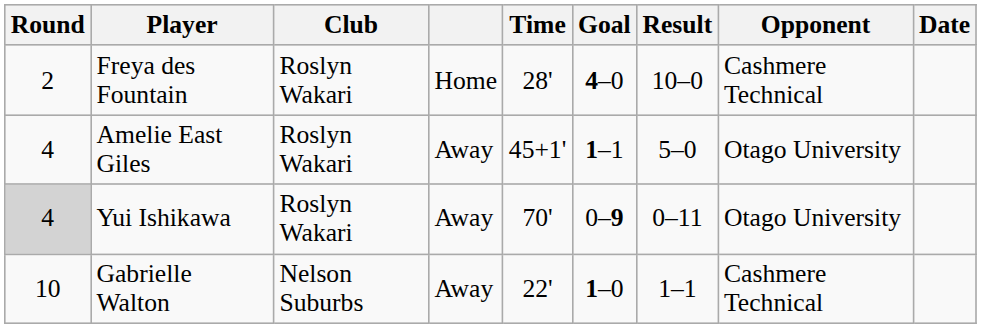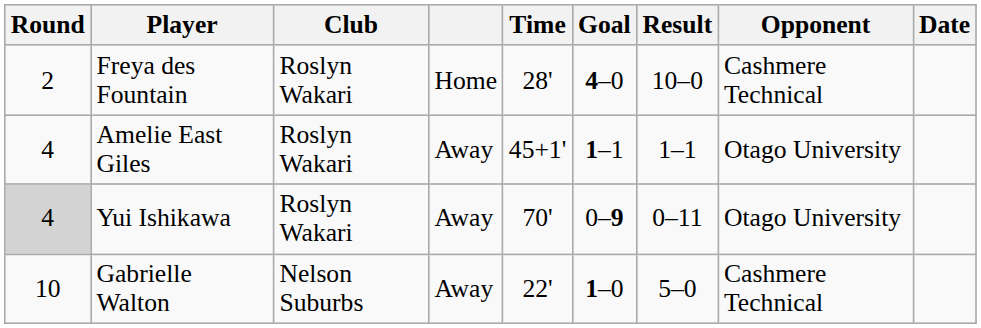(677, 149) 5–0 -> (677, 149) 1–1
(677, 288) 1–1 -> (677, 288) 5–0
